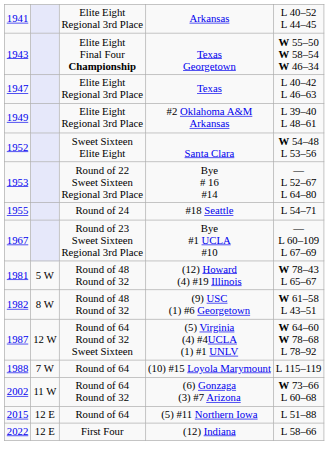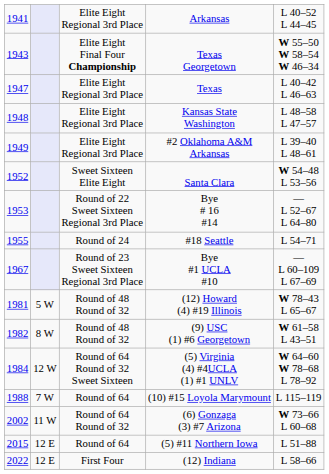+ row: (209, 118)
(18, 339) 1987 -> (18, 368) 1984
